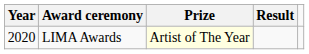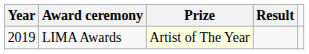(22, 37) 2020 -> (22, 37) 2019
